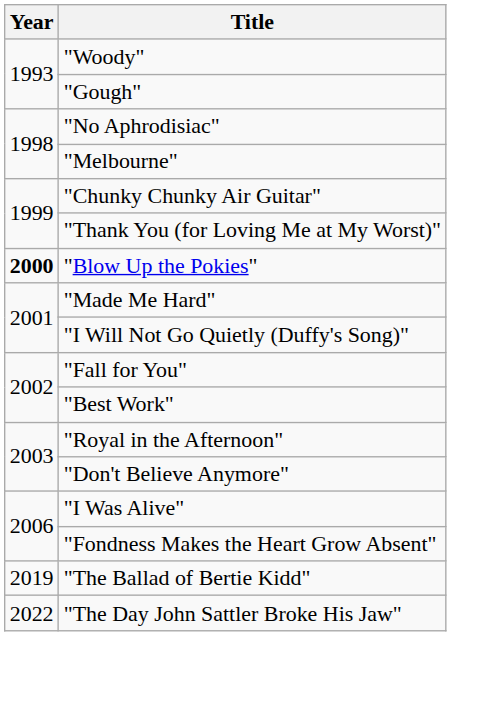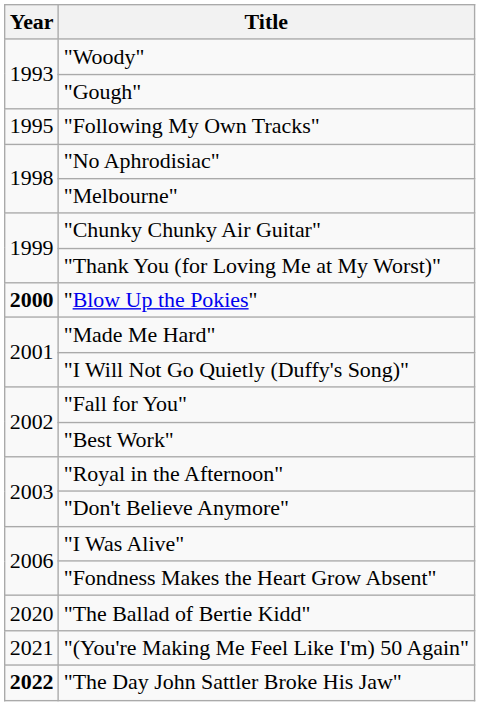+ row: (192, 126)
(32, 578) 2019 -> (32, 612) 2020
+ row: (266, 647)
(32, 612) normal -> (32, 682) bold
